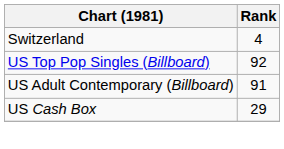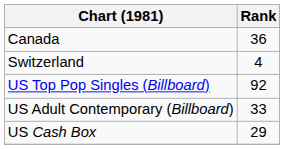+ row: (34, 39)
(258, 86) 91 -> (258, 109) 33
